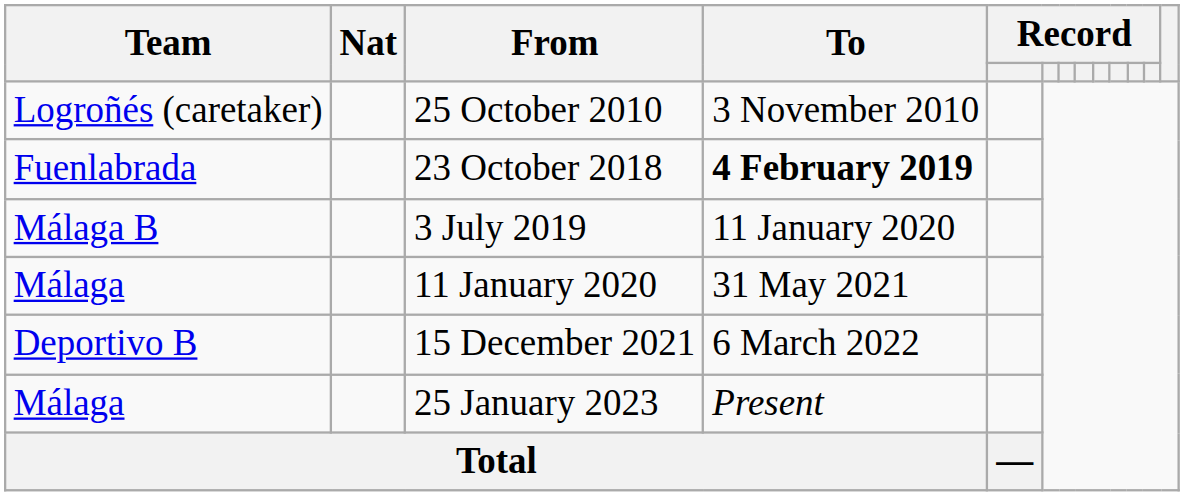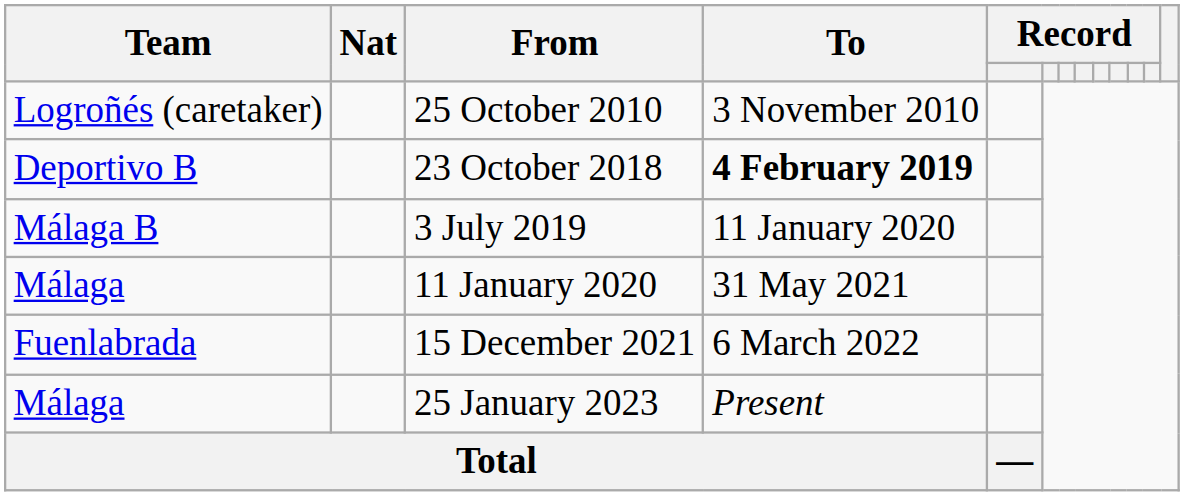(105, 168) Fuenlabrada -> (106, 168) Deportivo B
(106, 343) Deportivo B -> (105, 343) Fuenlabrada
